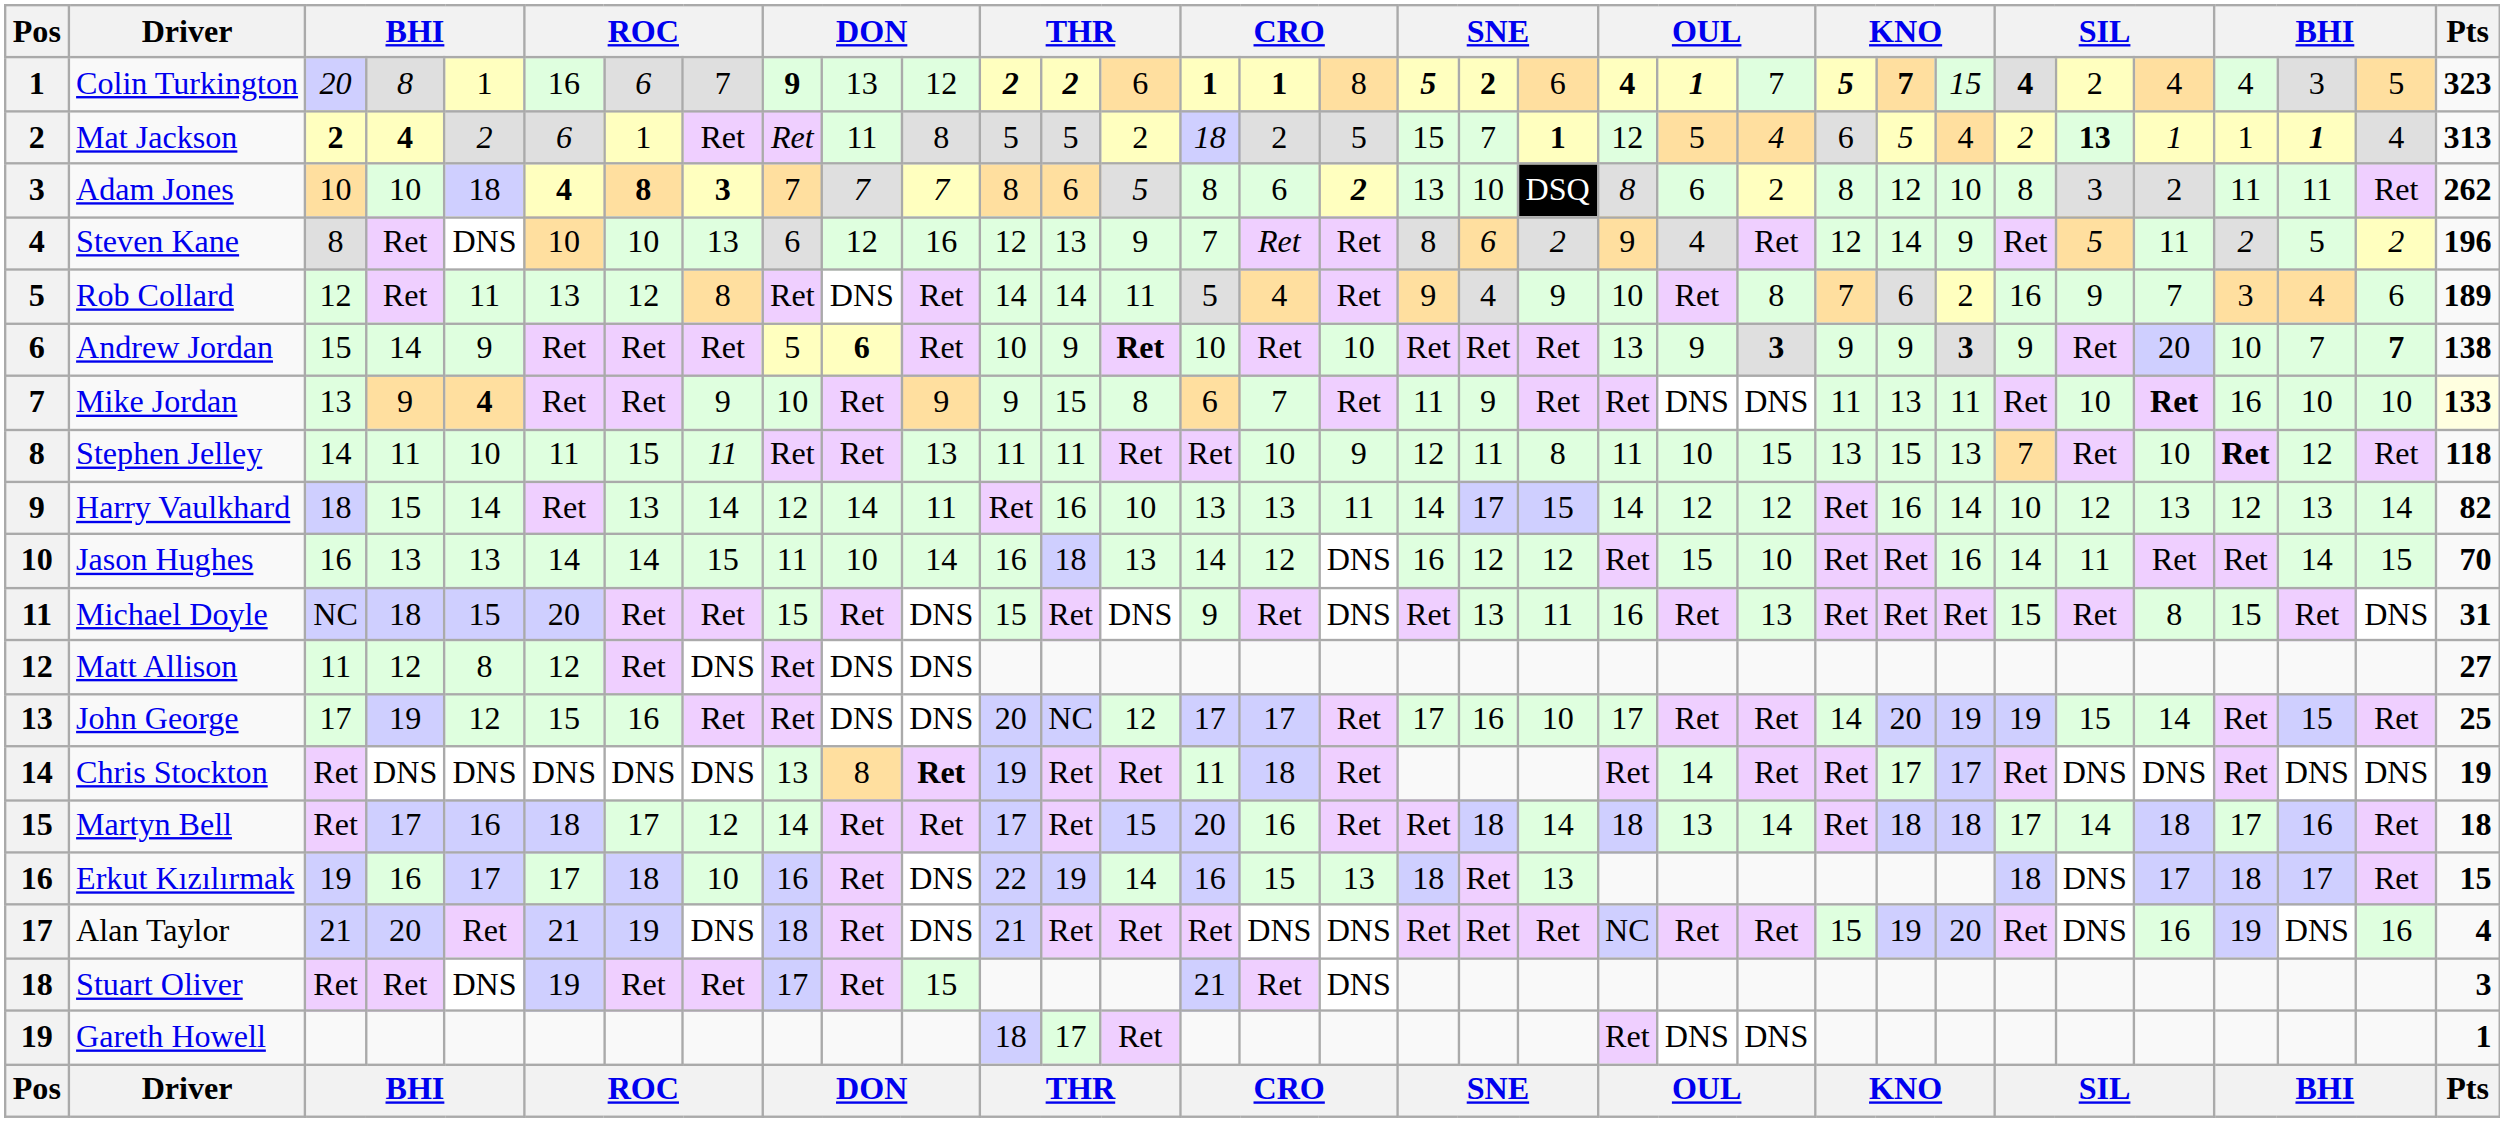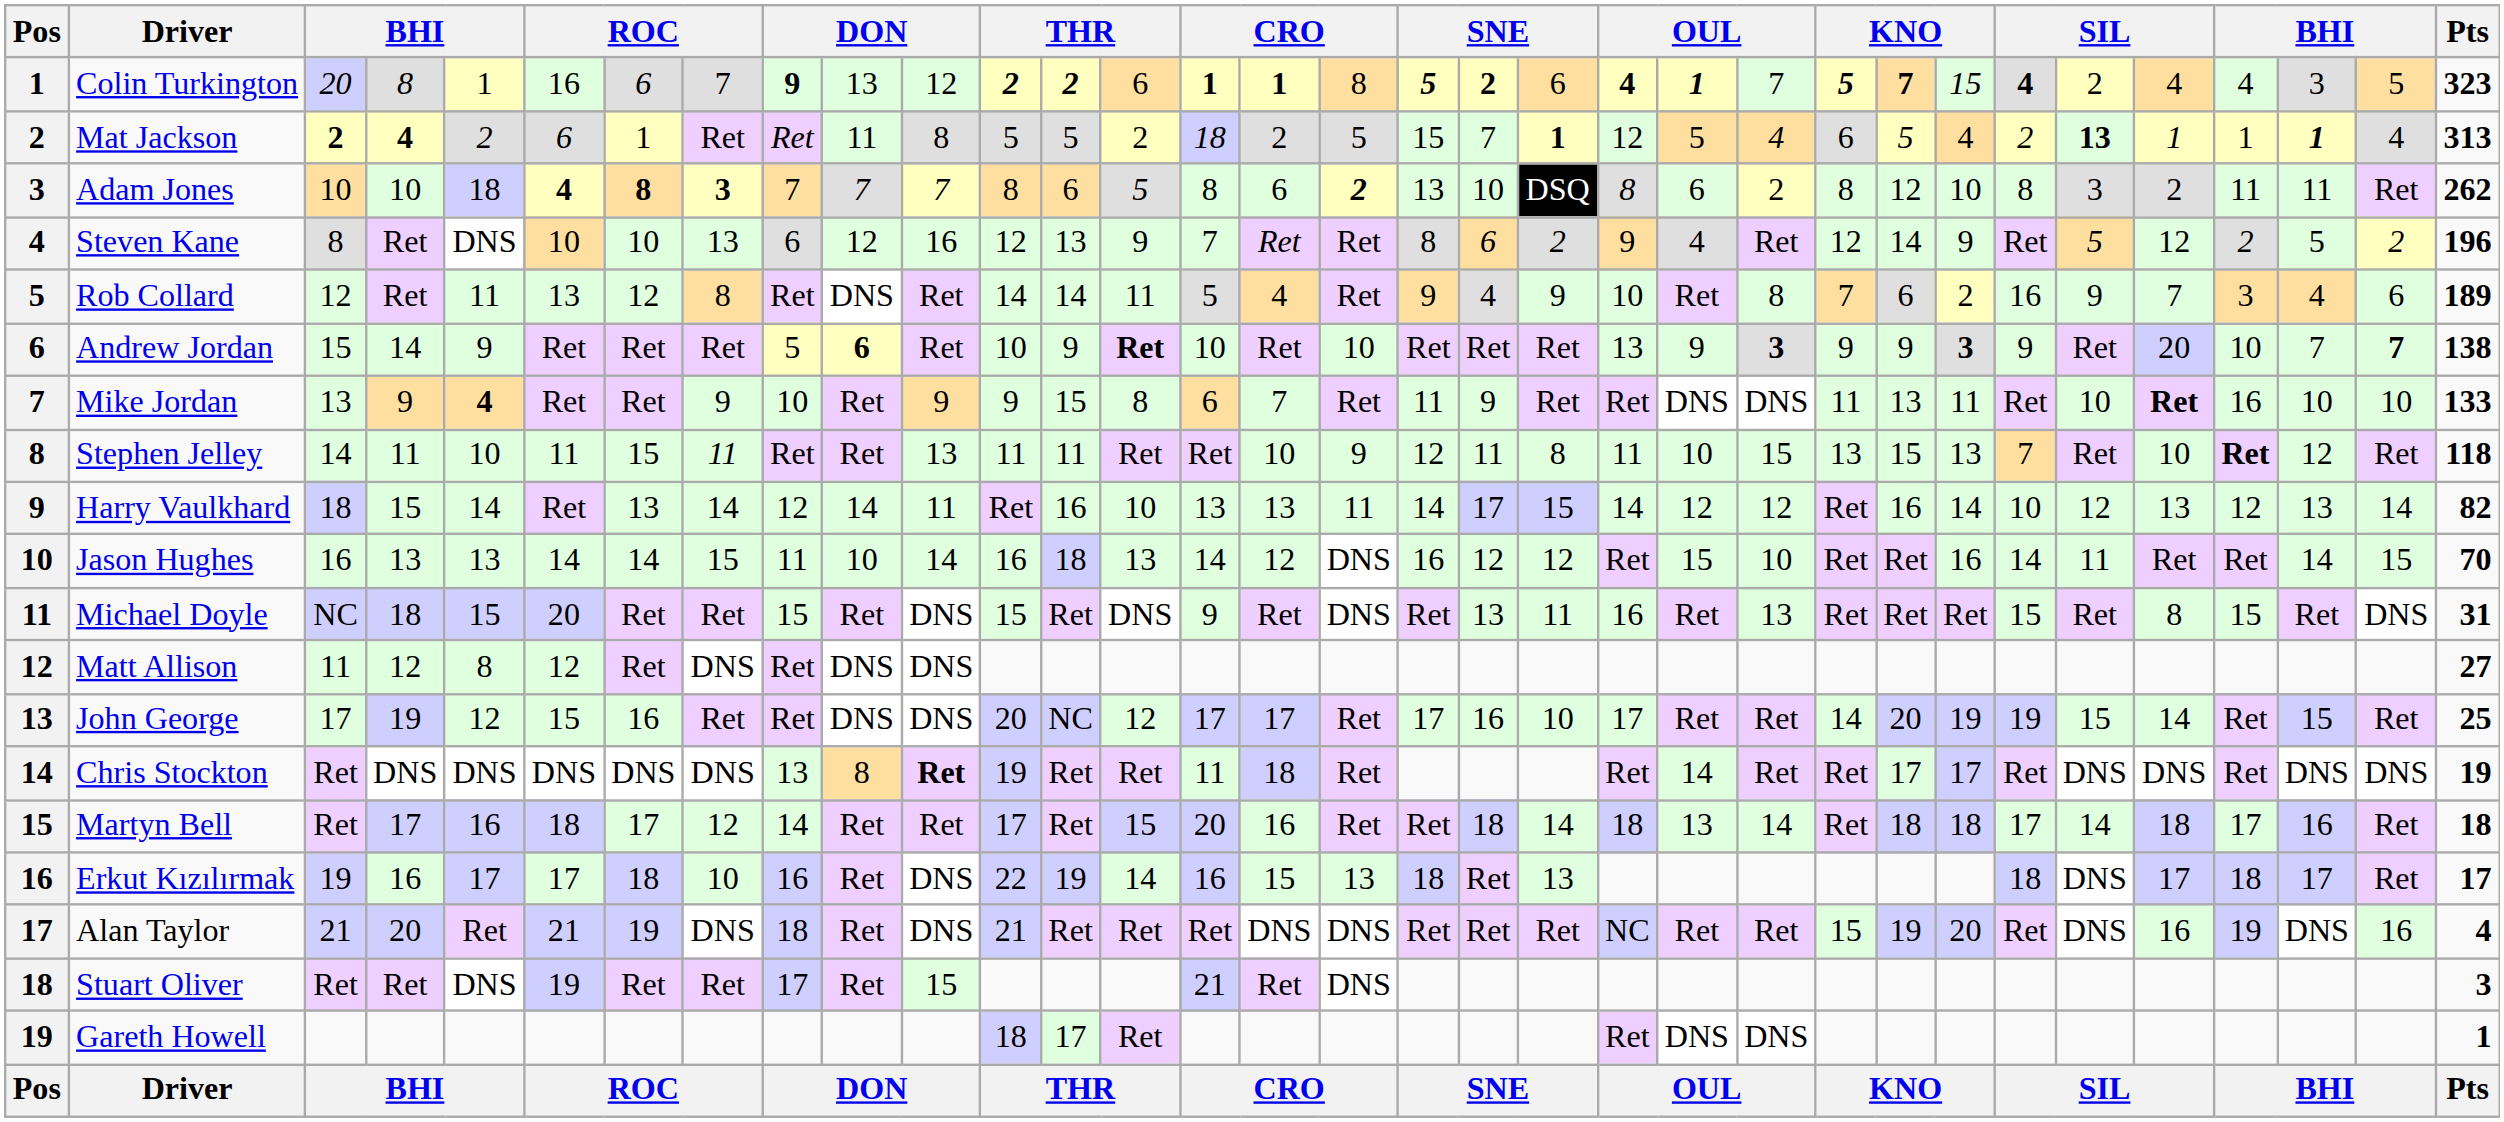(2174, 242) 11 -> (2174, 242) 12
(2468, 401) lightyellow background -> (2468, 401) no background
(2476, 877) 15 -> (2476, 877) 17
